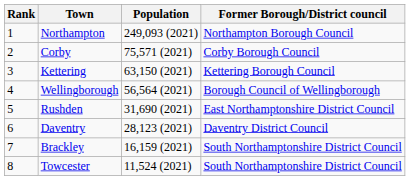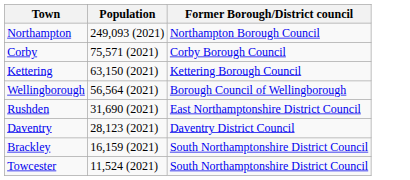- column: (21, 14)
